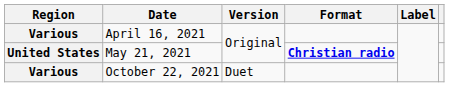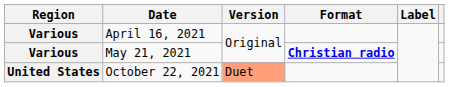(54, 53) United States -> (54, 53) Various
(54, 72) Various -> (54, 72) United States
(239, 72) no background -> (239, 72) lightsalmon background
